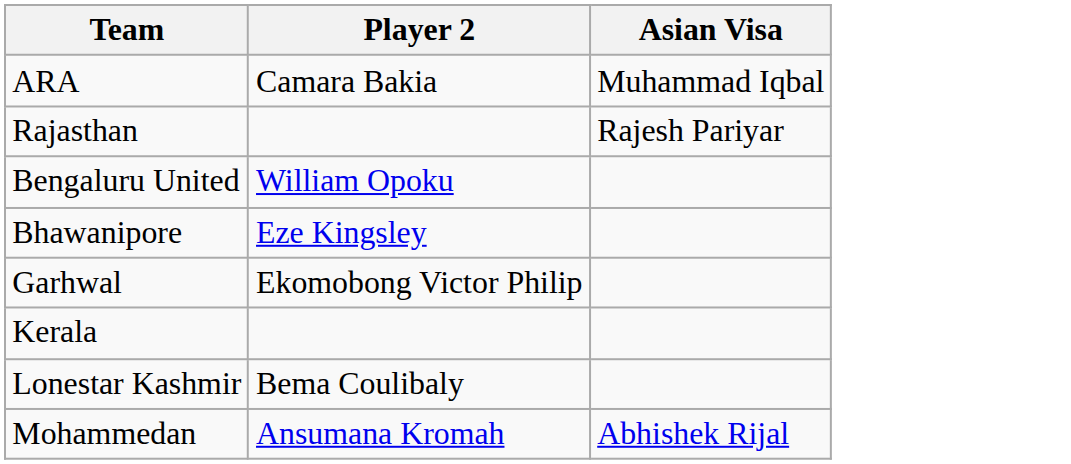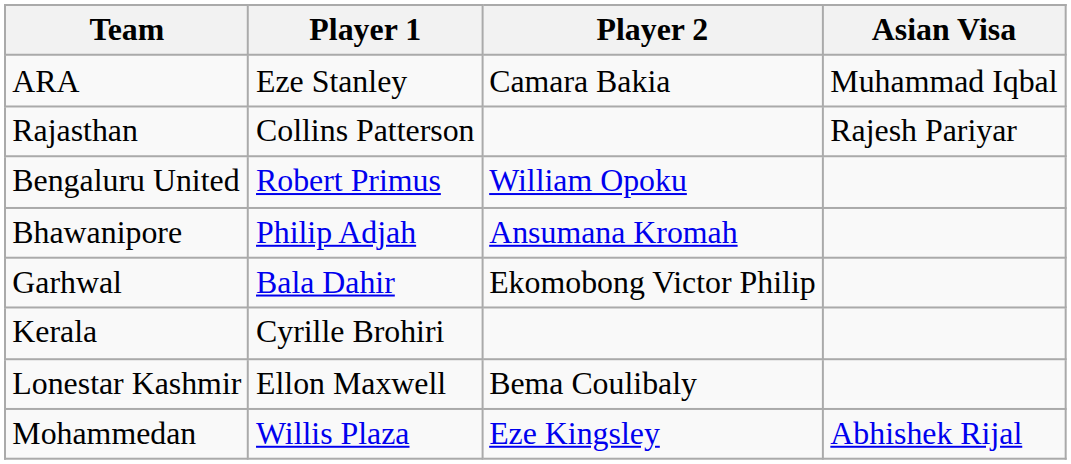+ column: (365, 29)
(341, 231) Eze Kingsley -> (613, 231) Ansumana Kromah
(380, 433) Ansumana Kromah -> (574, 433) Eze Kingsley
